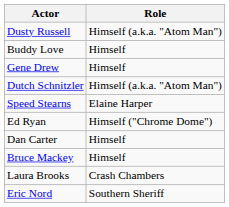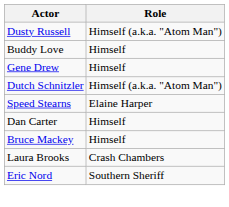- row: (26, 121)
